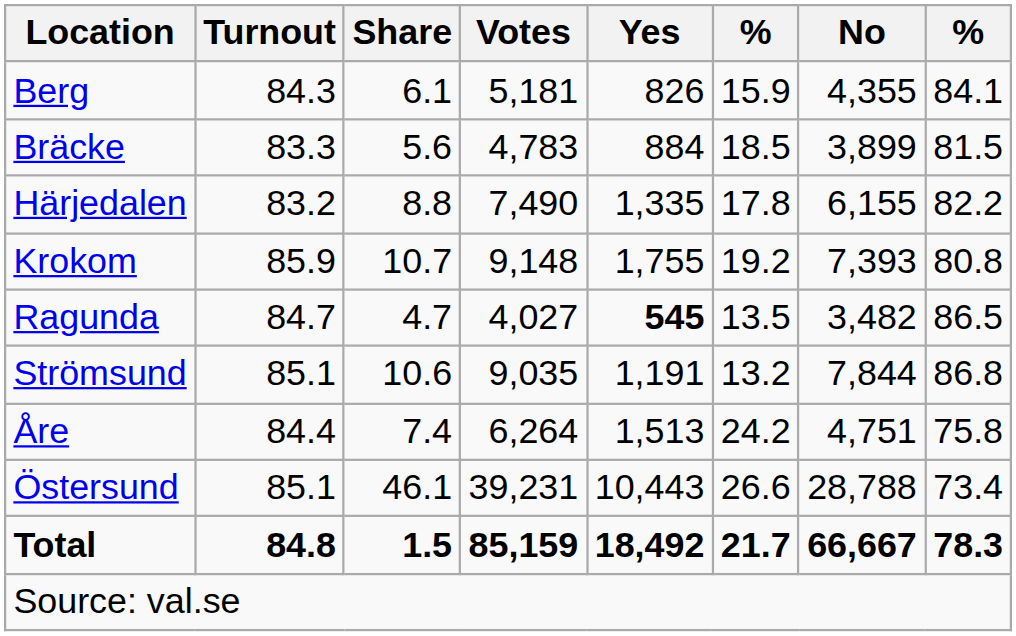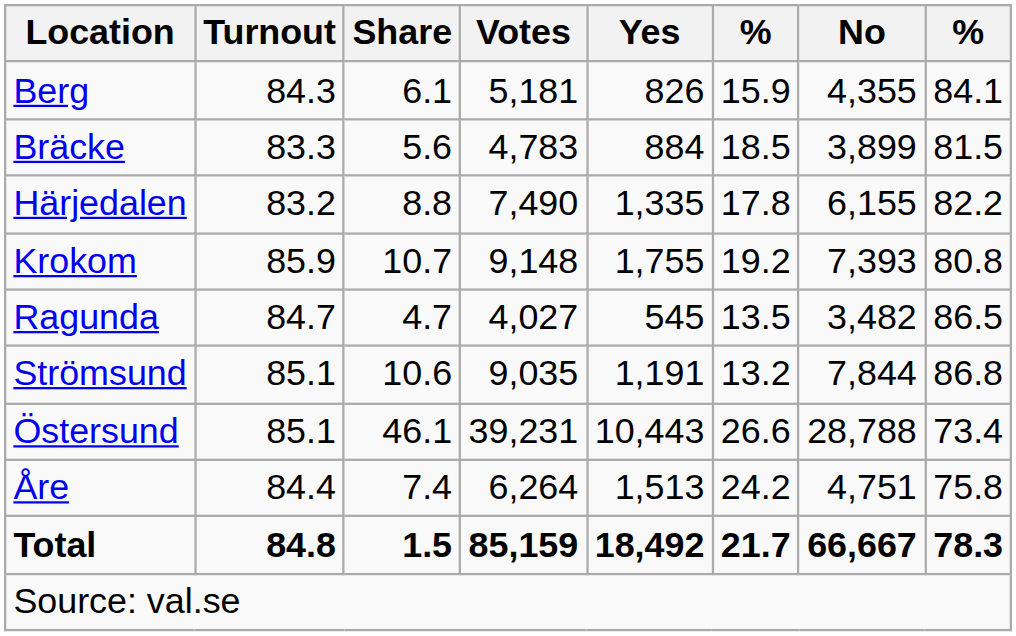(674, 317) bold -> (674, 317) normal
rows swapped: (41, 430) <-> (96, 487)
